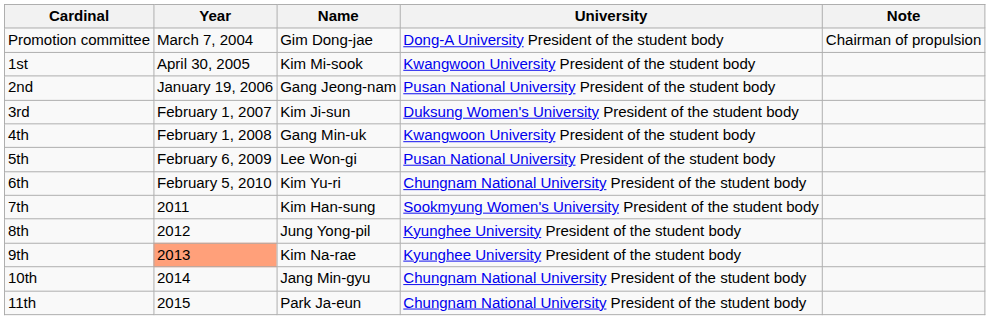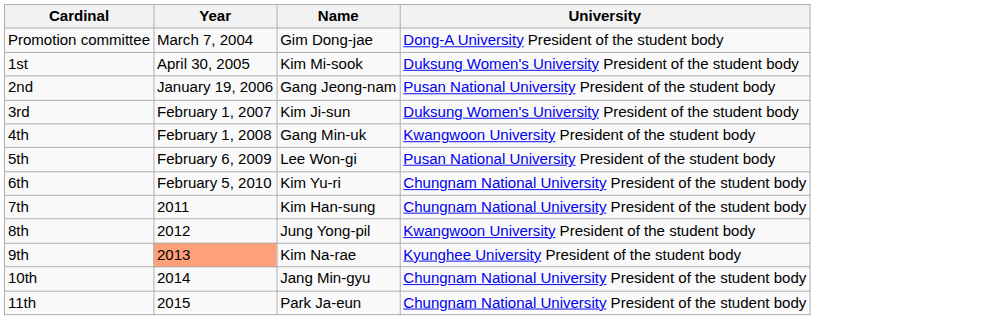- column: (904, 16)
(579, 64) Kwangwoon University President of the student body -> (601, 64) Duksung Women's University President of the student body
(611, 207) Sookmyung Women's University President of the student body -> (605, 207) Chungnam National University President of the student body
(572, 231) Kyunghee University President of the student body -> (579, 231) Kwangwoon University President of the student body
